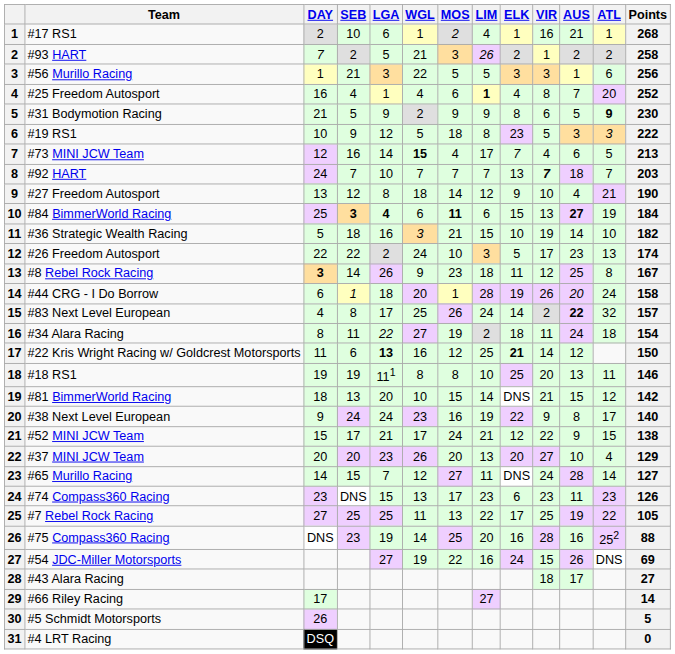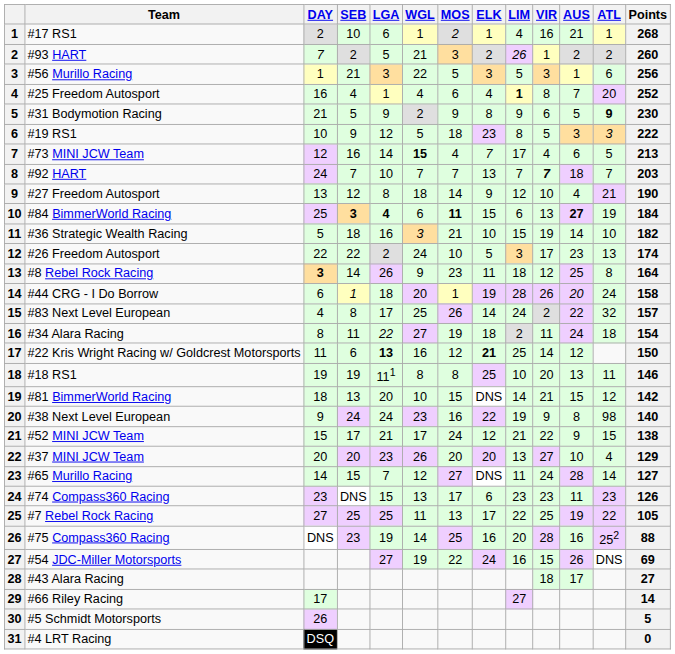columns swapped: (486, 14) <-> (517, 14)
(648, 54) 258 -> (648, 54) 260
(648, 273) 167 -> (648, 273) 164
(576, 313) bold -> (576, 313) normal
(609, 416) 17 -> (609, 416) 98
